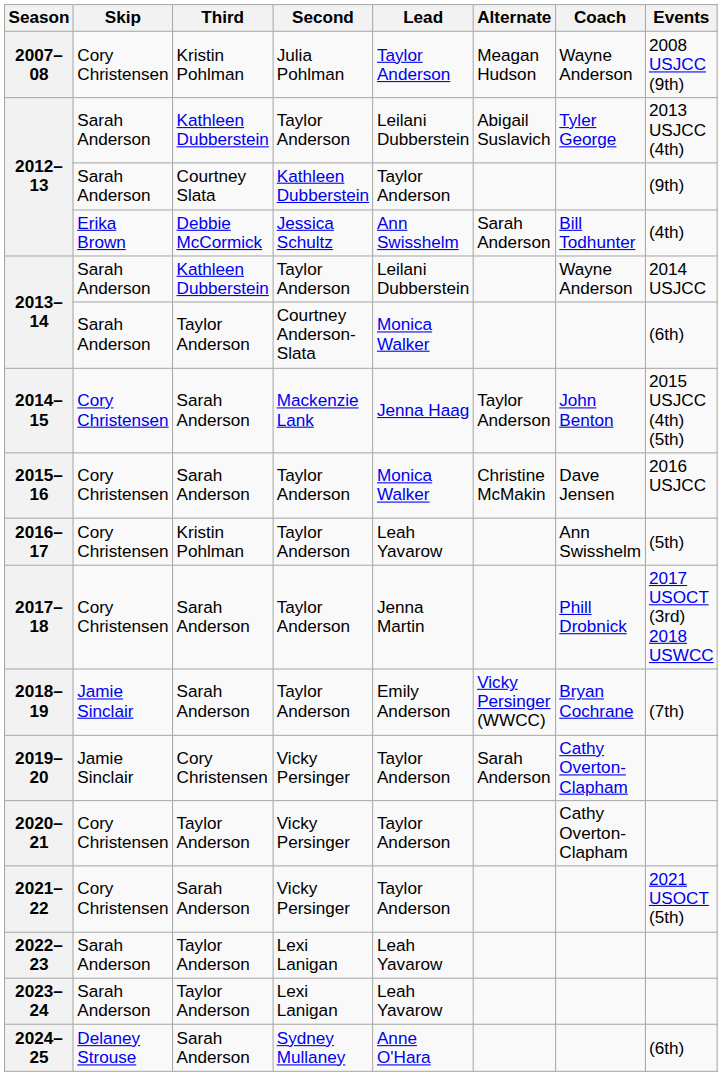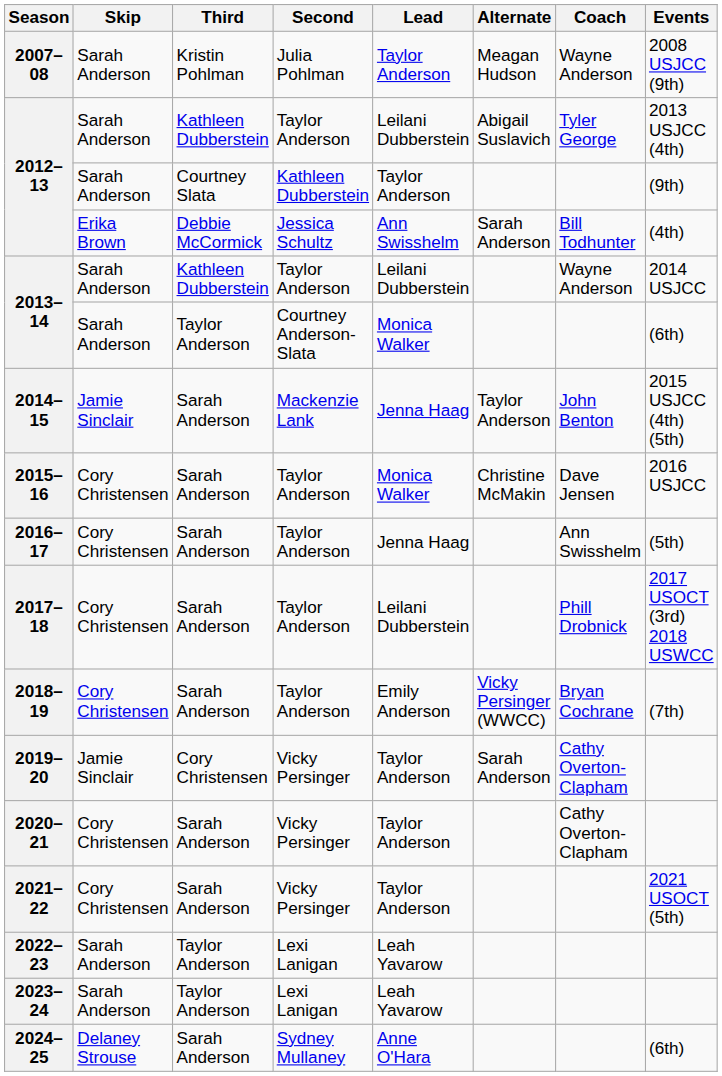(123, 64) Cory Christensen -> (114, 64) Sarah Anderson
(123, 410) Cory Christensen -> (105, 410) Jamie Sinclair
(210, 541) Kristin Pohlman -> (213, 541) Sarah Anderson
(410, 541) Leah Yavarow -> (423, 541) Jenna Haag
(401, 617) Jenna Martin -> (423, 617) Leilani Dubberstein
(105, 701) Jamie Sinclair -> (123, 701) Cory Christensen
(213, 833) Taylor Anderson -> (213, 833) Sarah Anderson
